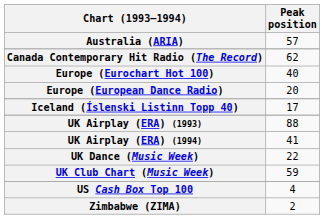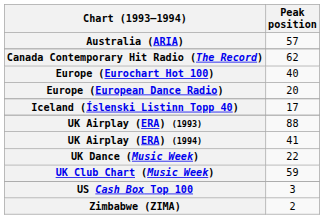(292, 190) 4 -> (292, 190) 3
